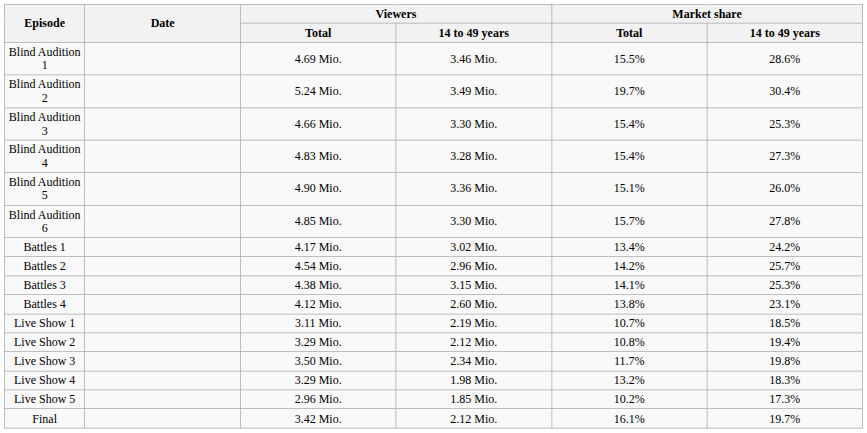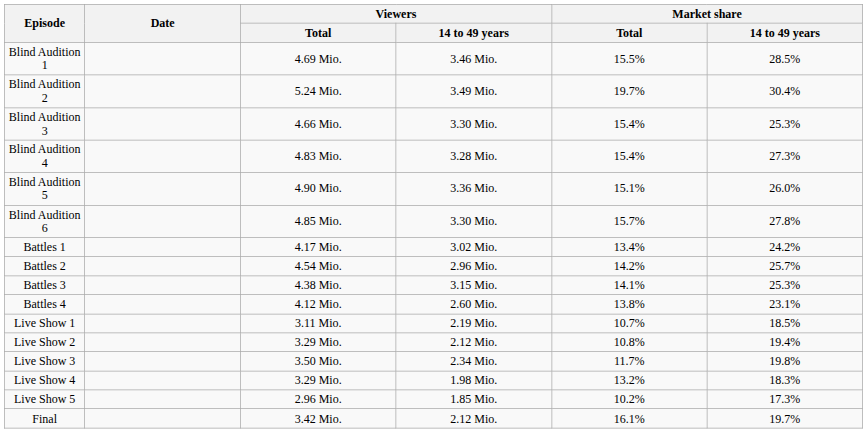(785, 58) 28.6% -> (785, 58) 28.5%
